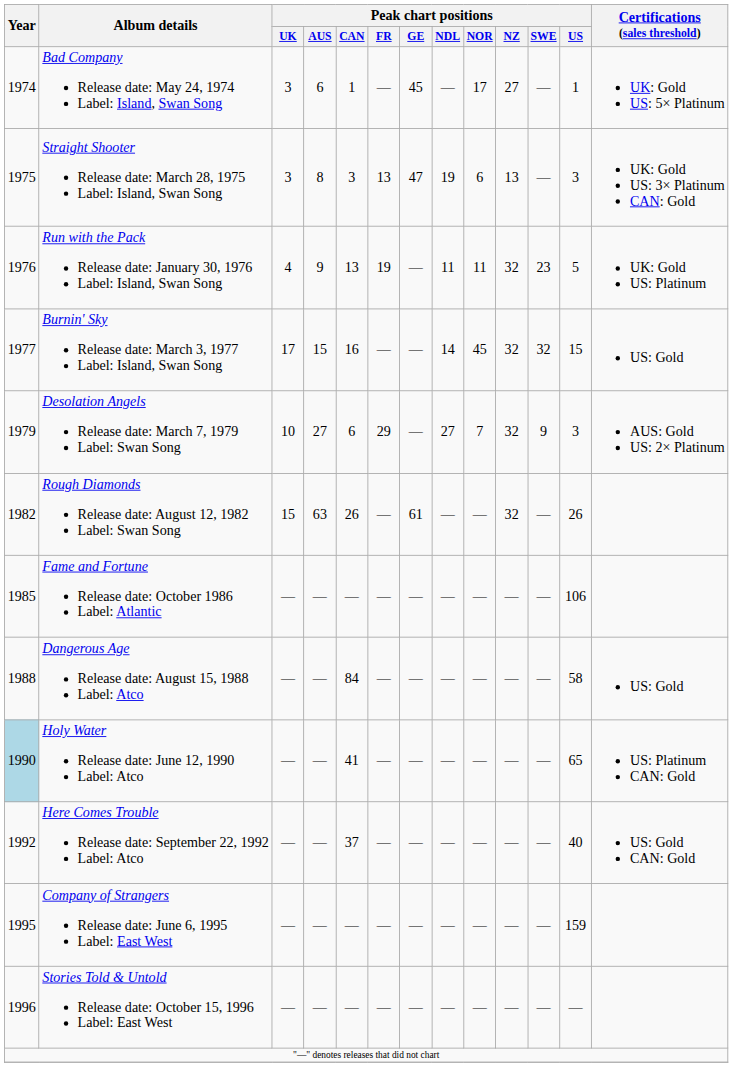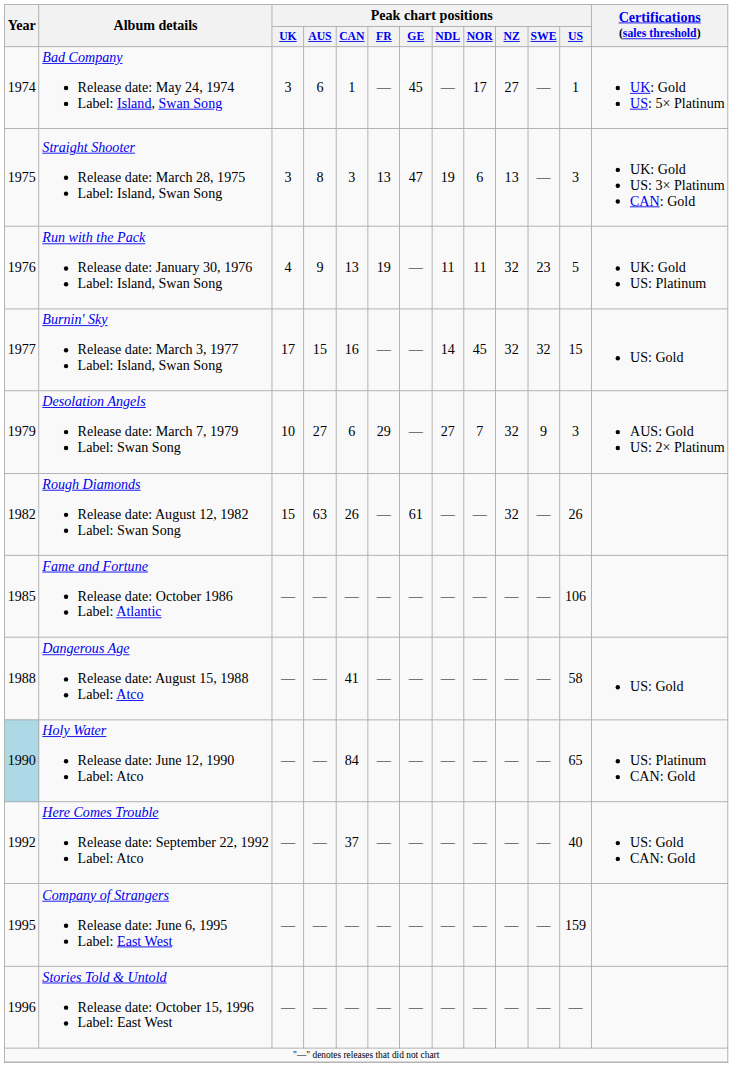(352, 678) 84 -> (352, 678) 41
(352, 760) 41 -> (352, 760) 84
